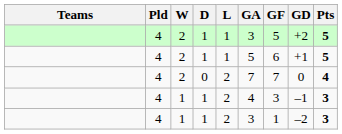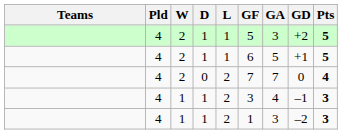columns swapped: (276, 14) <-> (251, 14)
